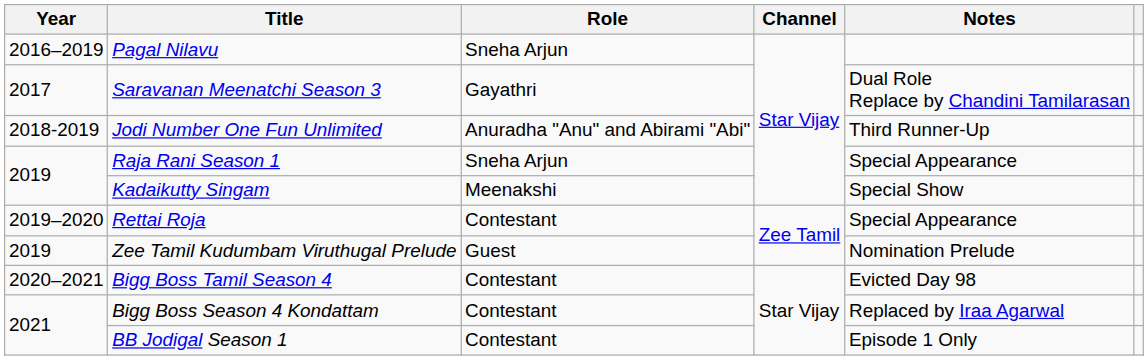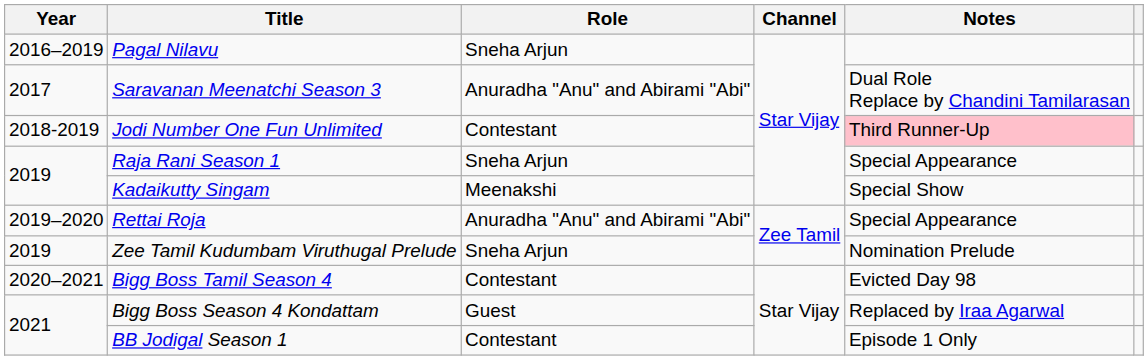(501, 89) Gayathri -> (608, 89) Anuradha "Anu" and Abirami "Abi"
(608, 130) Anuradha "Anu" and Abirami "Abi" -> (511, 130) Contestant
(919, 130) no background -> (919, 130) pink background
(511, 220) Contestant -> (608, 220) Anuradha "Anu" and Abirami "Abi"
(490, 250) Guest -> (517, 250) Sneha Arjun
(511, 310) Contestant -> (490, 310) Guest
